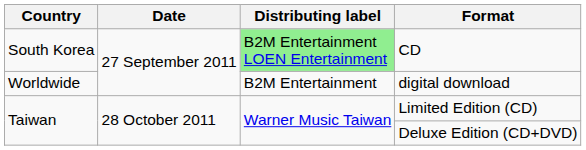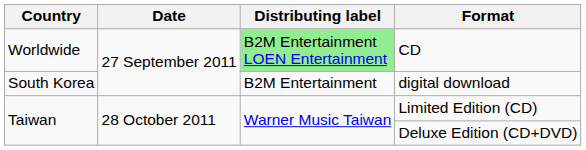(51, 50) South Korea -> (44, 50) Worldwide
(44, 83) Worldwide -> (51, 83) South Korea
